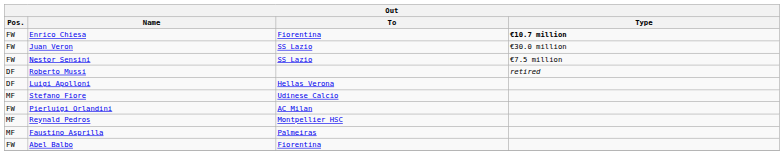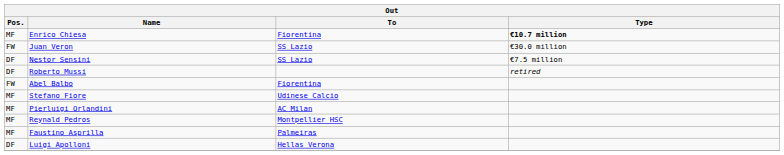(10, 34) FW -> (10, 34) MF
(10, 59) FW -> (10, 59) DF
rows swapped: (60, 83) <-> (51, 144)
(10, 108) FW -> (10, 108) MF
